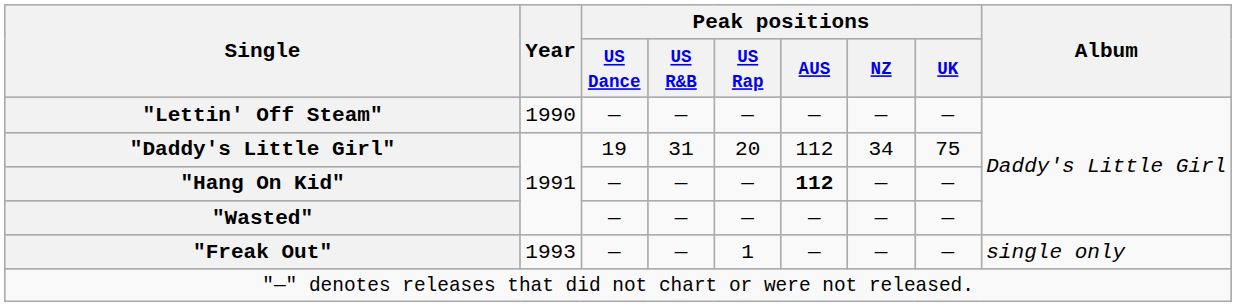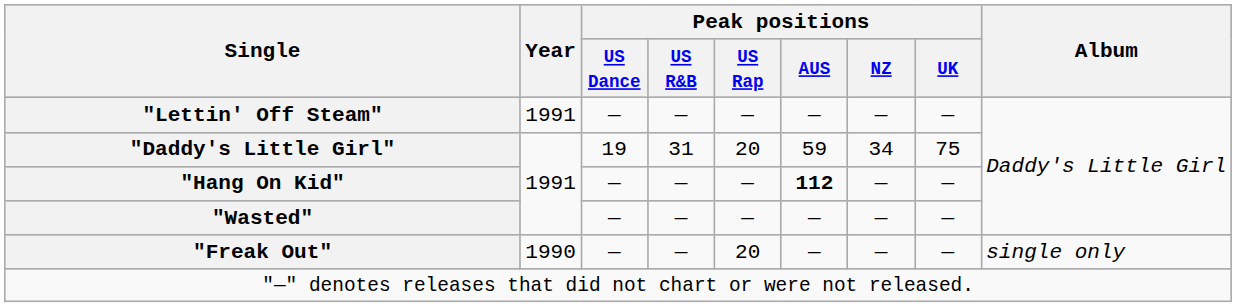(551, 115) 1990 -> (551, 115) 1991
(814, 149) 112 -> (814, 149) 59
(551, 252) 1993 -> (551, 252) 1990
(748, 252) 1 -> (748, 252) 20
